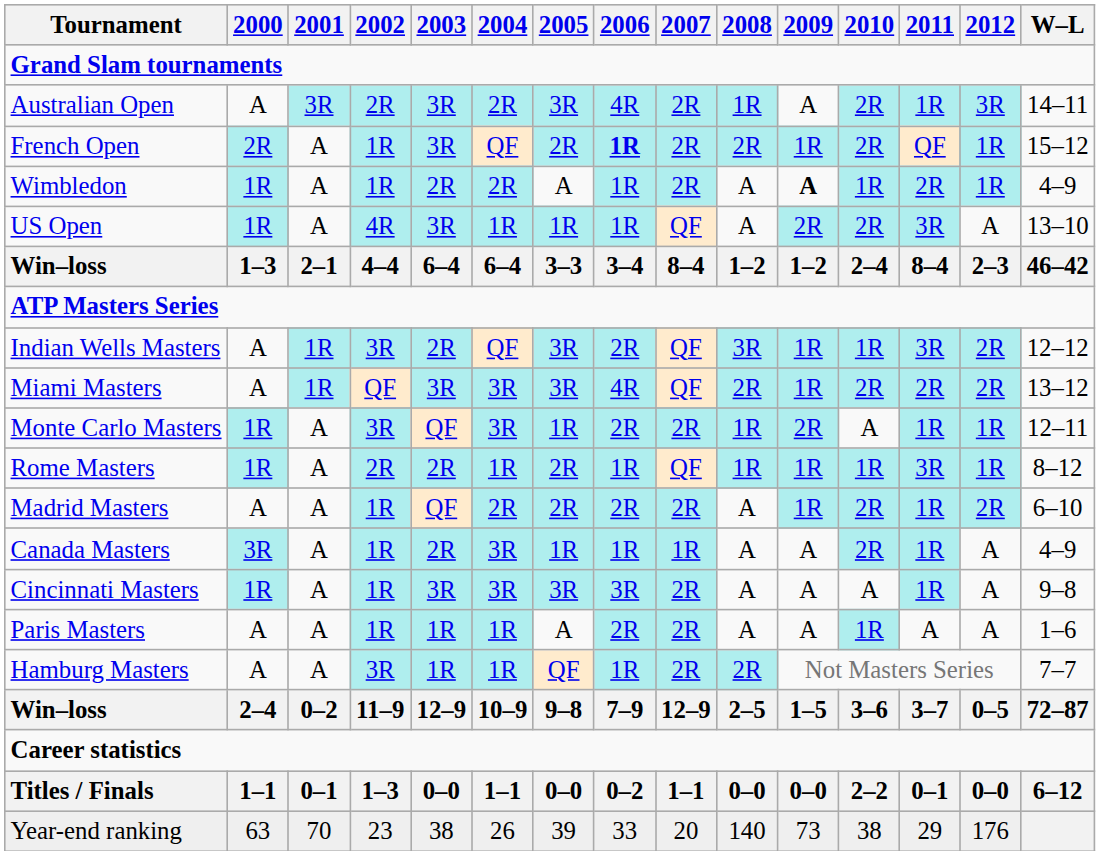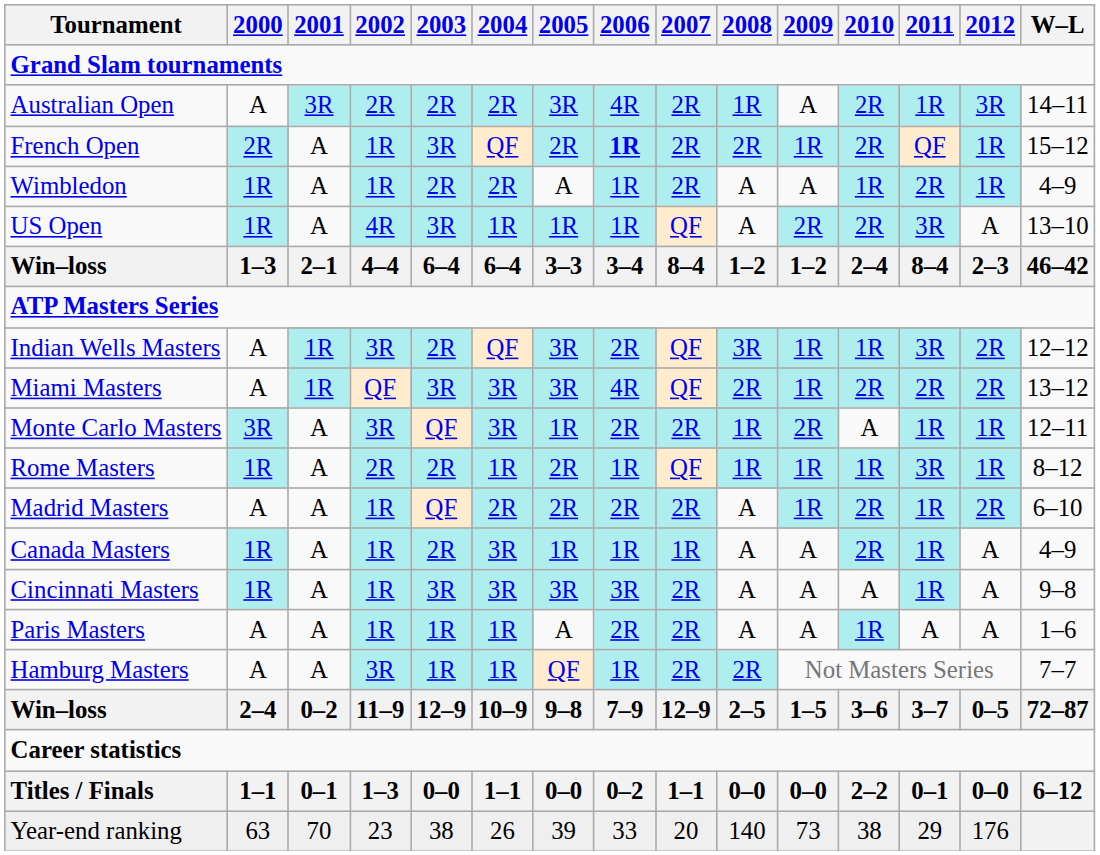(441, 104) 3R -> (441, 104) 2R
(808, 185) bold -> (808, 185) normal
(258, 427) 1R -> (258, 427) 3R
(258, 548) 3R -> (258, 548) 1R
